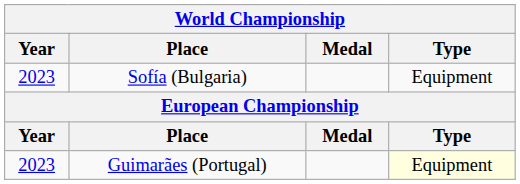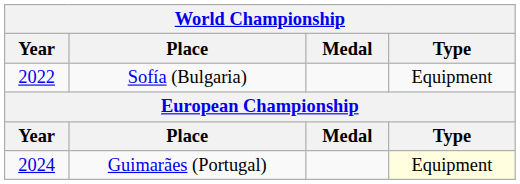(37, 77) 2023 -> (37, 77) 2022
(37, 164) 2023 -> (37, 164) 2024
